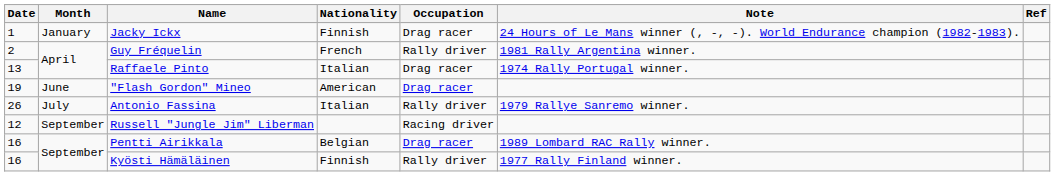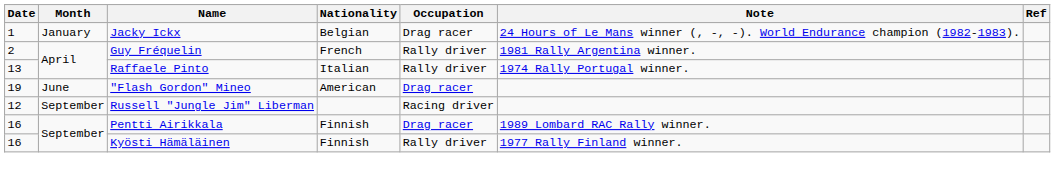(344, 32) Finnish -> (344, 32) Belgian
(438, 69) Drag racer -> (445, 69) Rally driver
- row: (163, 106)
(344, 143) Belgian -> (344, 125) Finnish
